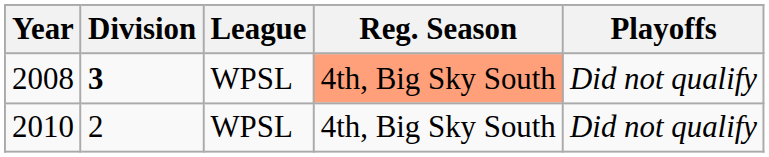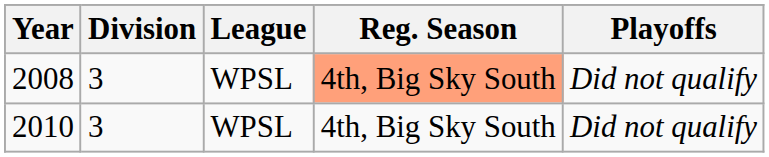(96, 77) bold -> (96, 77) normal
(96, 126) 2 -> (96, 126) 3
